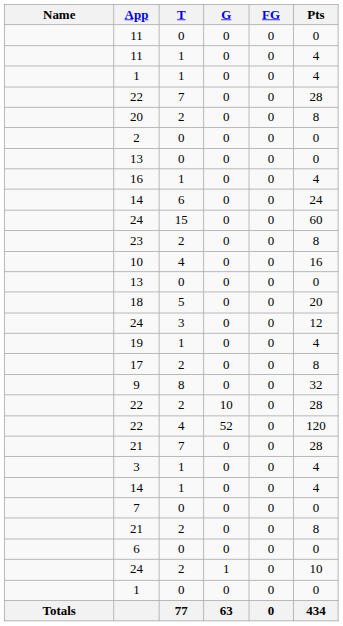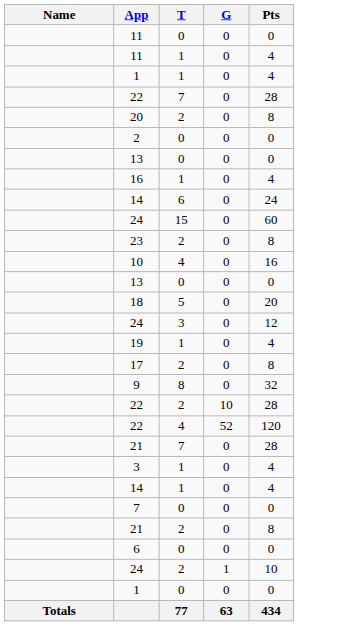- column: (271, 14)
